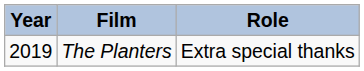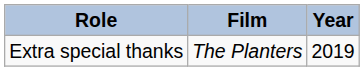columns swapped: (31, 20) <-> (268, 20)
